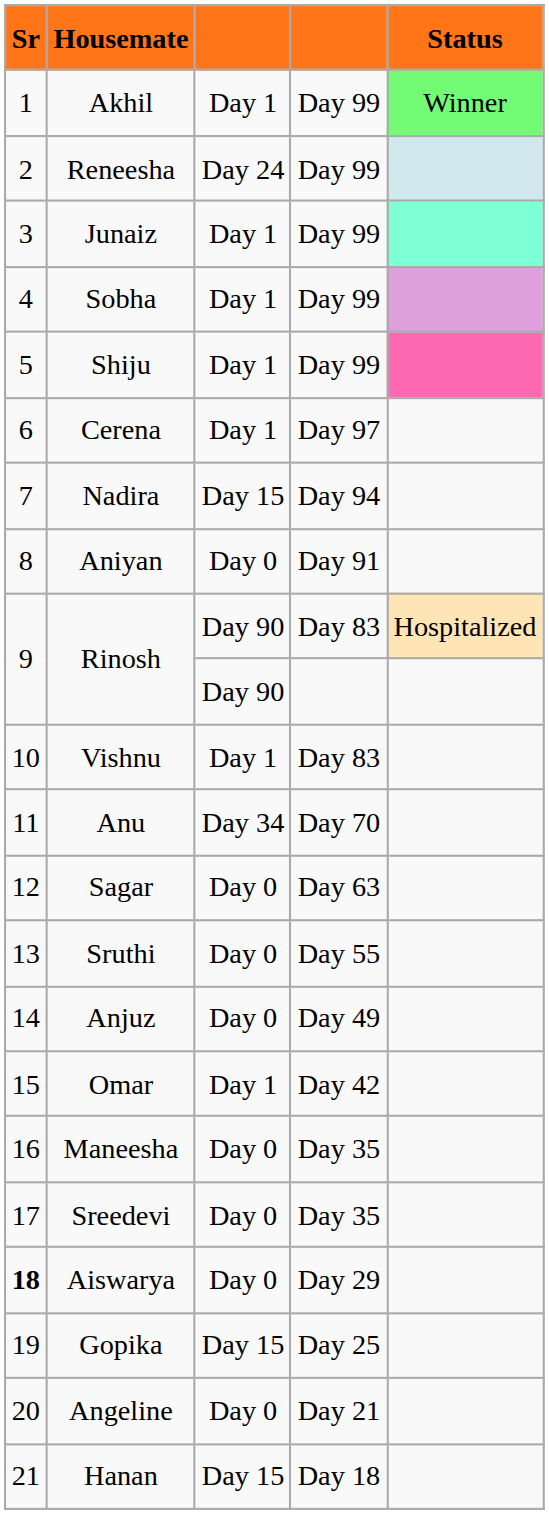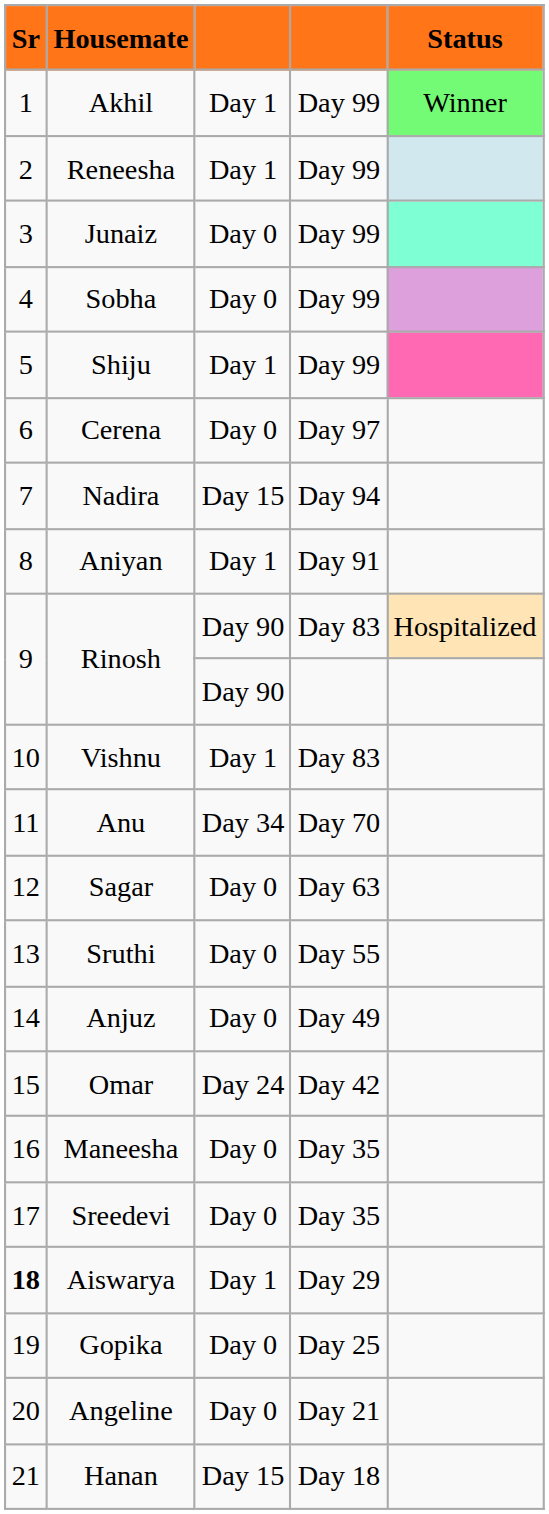(243, 168) Day 24 -> (243, 168) Day 1
(243, 233) Day 1 -> (243, 233) Day 0
(243, 299) Day 1 -> (243, 299) Day 0
(243, 430) Day 1 -> (243, 430) Day 0
(243, 560) Day 0 -> (243, 560) Day 1
(243, 1084) Day 1 -> (243, 1084) Day 24
(243, 1280) Day 0 -> (243, 1280) Day 1
(243, 1345) Day 15 -> (243, 1345) Day 0
